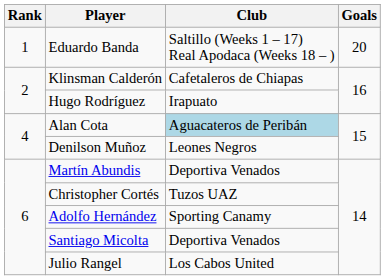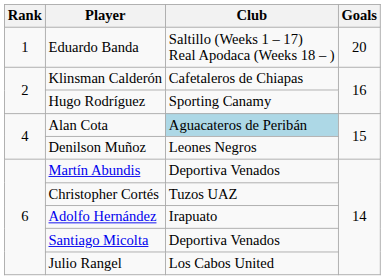(193, 101) Irapuato -> (220, 101) Sporting Canamy
(220, 217) Sporting Canamy -> (193, 217) Irapuato
